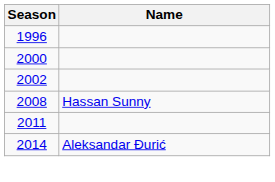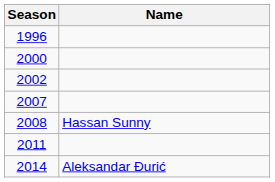+ row: (32, 101)
